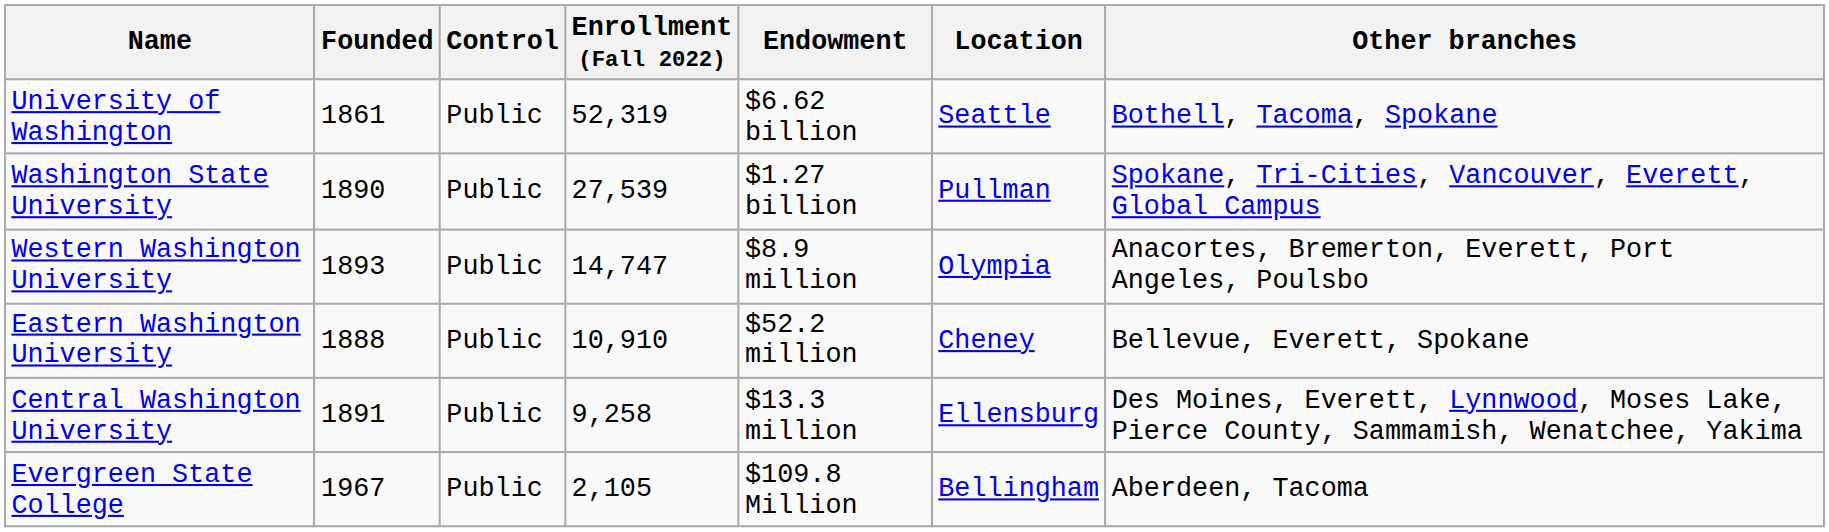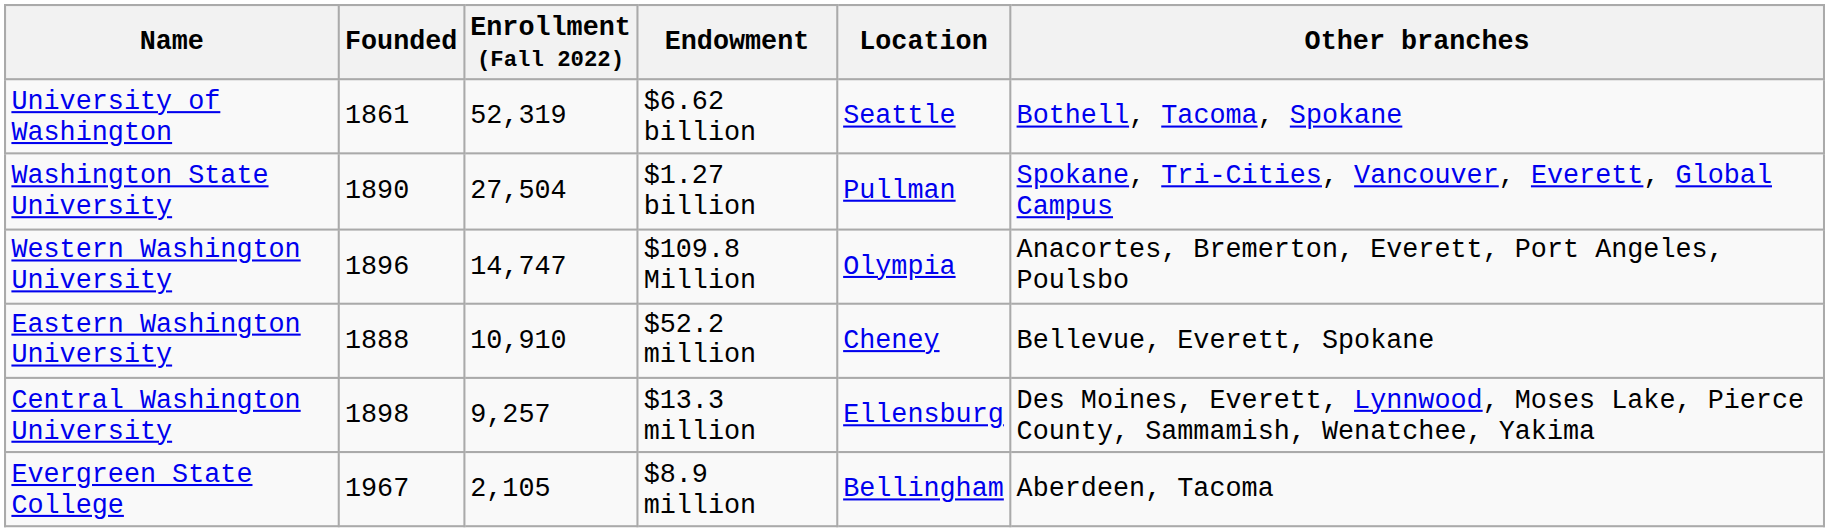- column: (503, 42)
(620, 191) 27,539 -> (518, 191) 27,504
(353, 266) 1893 -> (377, 266) 1896
(801, 266) $8.9 million -> (700, 266) $109.8 Million
(353, 415) 1891 -> (377, 415) 1898
(612, 415) 9,258 -> (510, 415) 9,257
(801, 490) $109.8 Million -> (700, 490) $8.9 million
